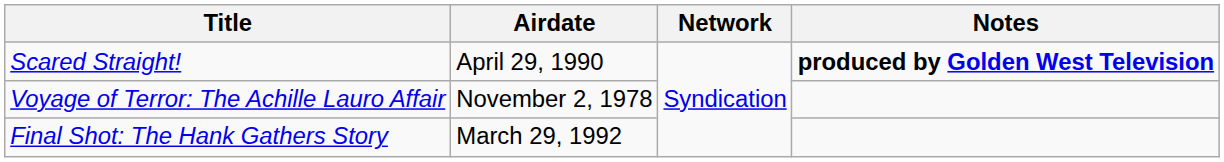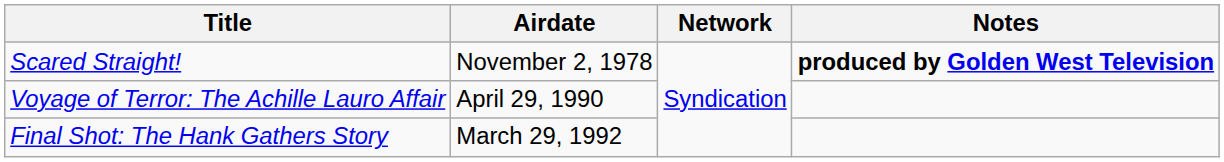(530, 61) April 29, 1990 -> (554, 61) November 2, 1978
(554, 99) November 2, 1978 -> (530, 99) April 29, 1990
